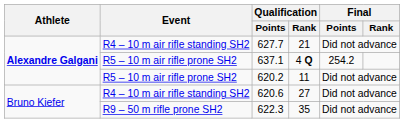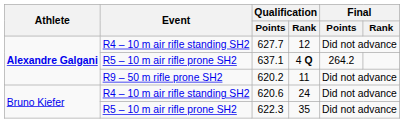(304, 45) 21 -> (304, 45) 12
(341, 61) 254.2 -> (341, 61) 264.2
(170, 78) R5 – 10 m air rifle prone SH2 -> (163, 78) R9 – 50 m rifle prone SH2
(304, 94) 27 -> (304, 94) 24
(163, 110) R9 – 50 m rifle prone SH2 -> (170, 110) R5 – 10 m air rifle prone SH2
